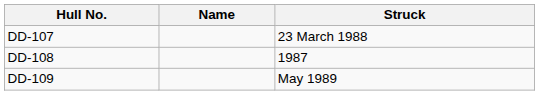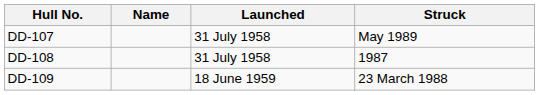+ column: (273, 15)
(323, 36) 23 March 1988 -> (388, 36) May 1989
(307, 79) May 1989 -> (403, 79) 23 March 1988
